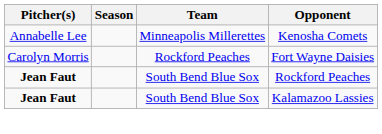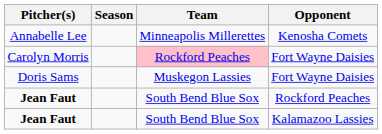(202, 56) no background -> (202, 56) pink background
+ row: (48, 77)
